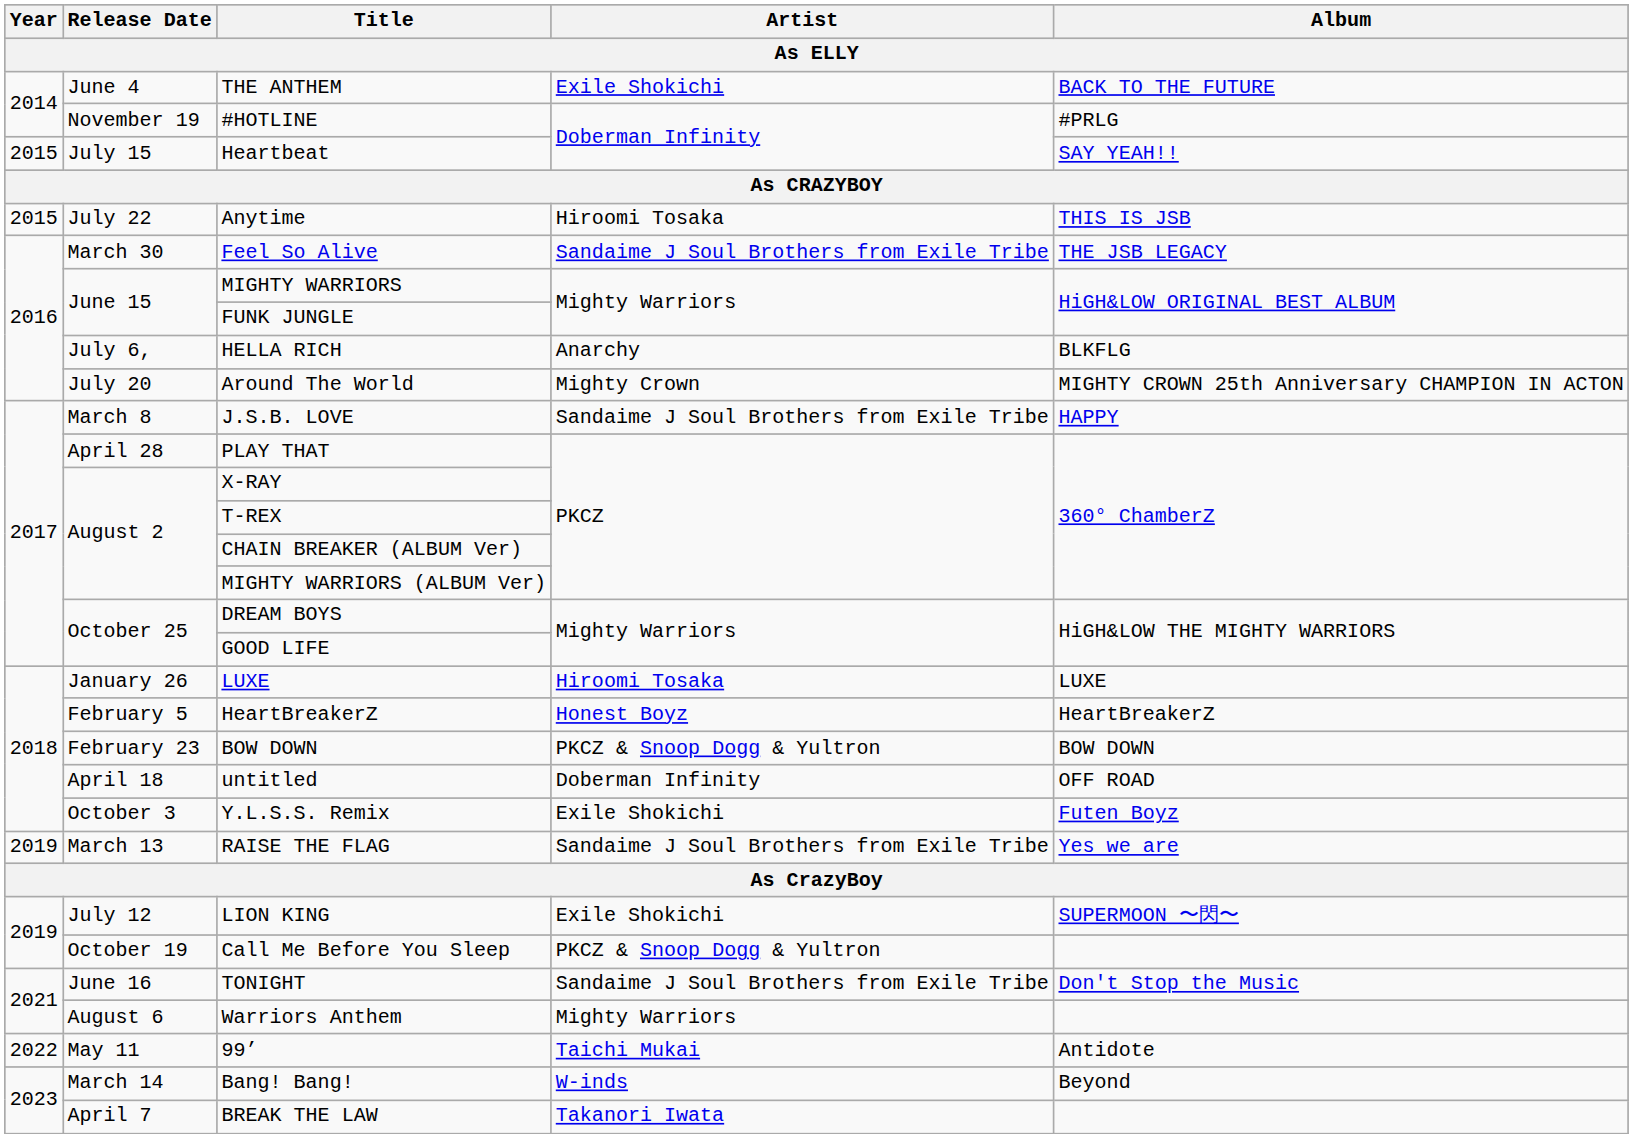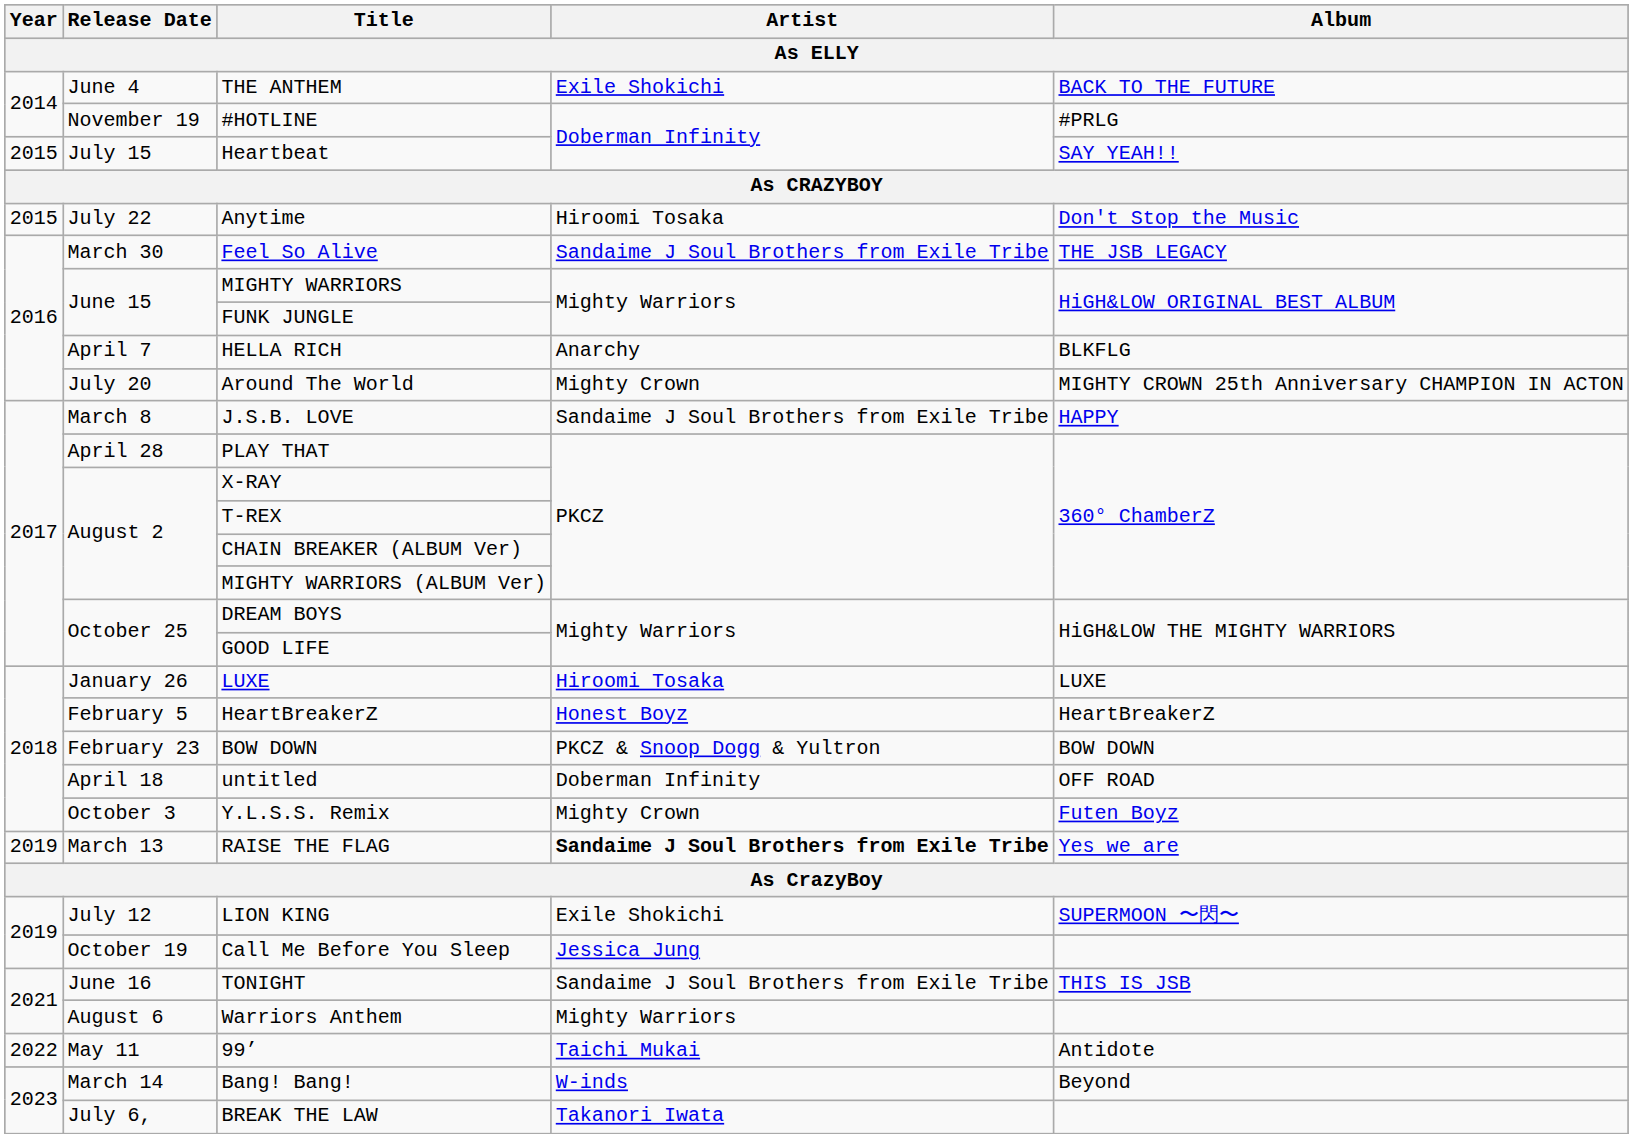(1125, 220) THIS IS JSB -> (1179, 220) Don't Stop the Music
(110, 352) July 6, -> (110, 352) April 7
(640, 814) Exile Shokichi -> (628, 814) Mighty Crown
(802, 847) normal -> (802, 847) bold
(718, 951) PKCZ & Snoop Dogg & Yultron -> (628, 951) Jessica Jung
(1179, 984) Don't Stop the Music -> (1125, 984) THIS IS JSB
(110, 1117) April 7 -> (110, 1117) July 6,
